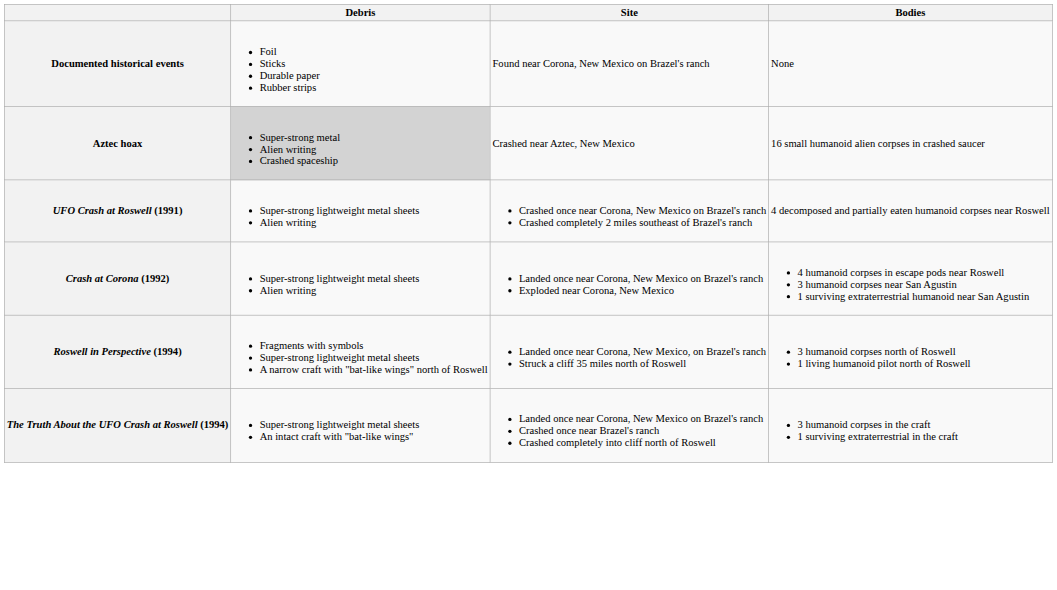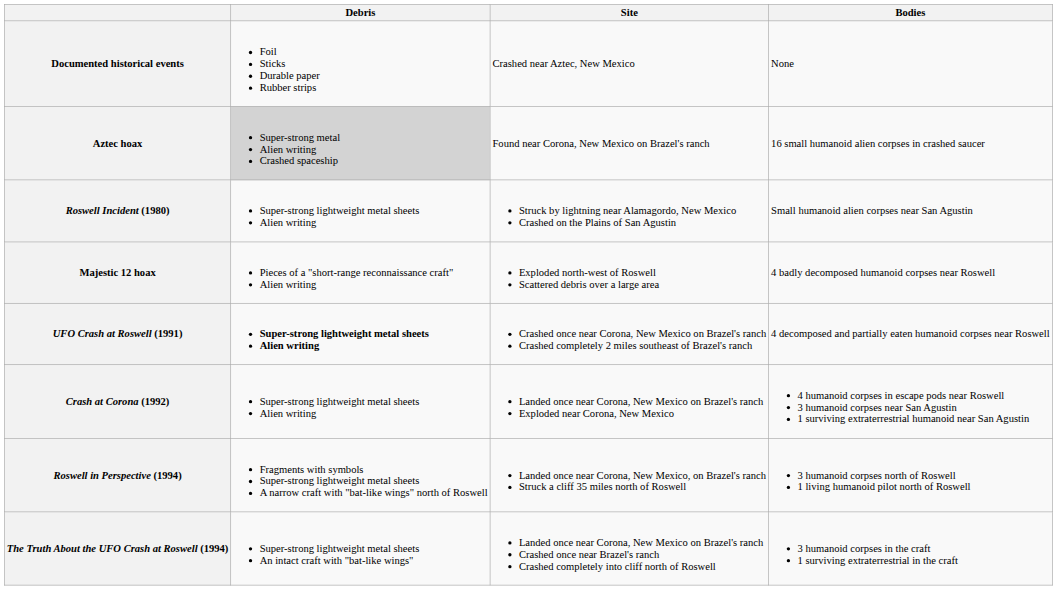(601, 63) Found near Corona, New Mexico on Brazel's ranch -> (564, 63) Crashed near Aztec, New Mexico
(564, 143) Crashed near Aztec, New Mexico -> (601, 143) Found near Corona, New Mexico on Brazel's ranch
+ row: (118, 210)
+ row: (118, 272)
(360, 217) normal -> (360, 340) bold
